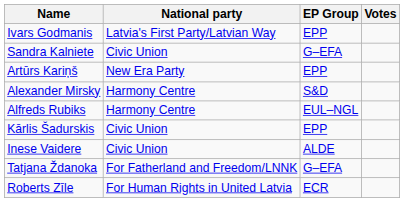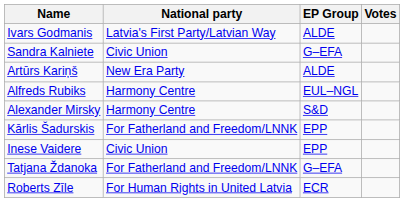(315, 33) EPP -> (319, 33) ALDE
(315, 71) EPP -> (319, 71) ALDE
rows swapped: (54, 91) <-> (46, 110)
(137, 129) Civic Union -> (202, 129) For Fatherland and Freedom/LNNK
(319, 149) ALDE -> (315, 149) EPP
